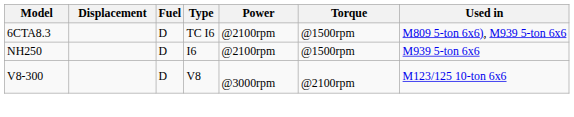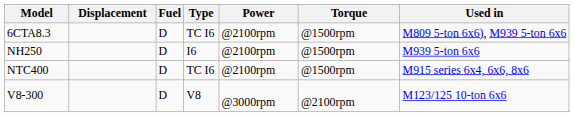+ row: (28, 70)
